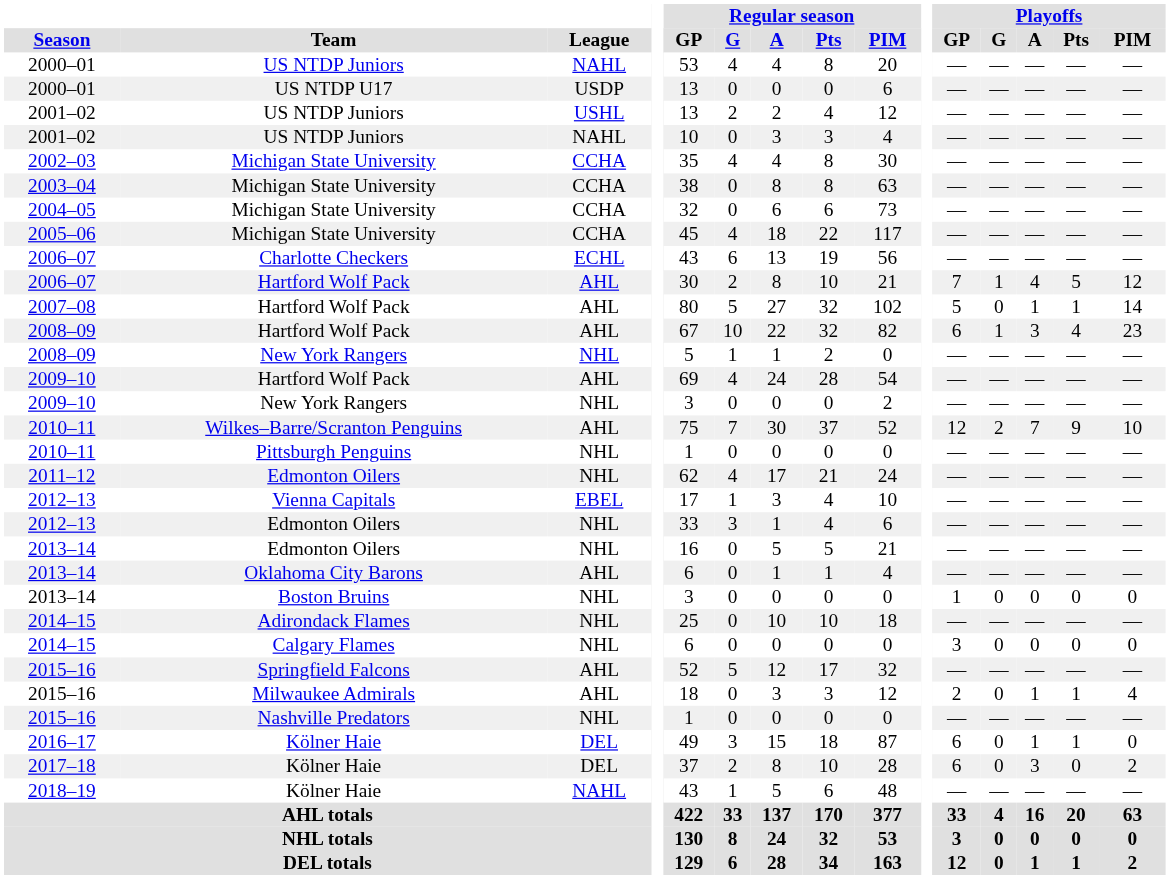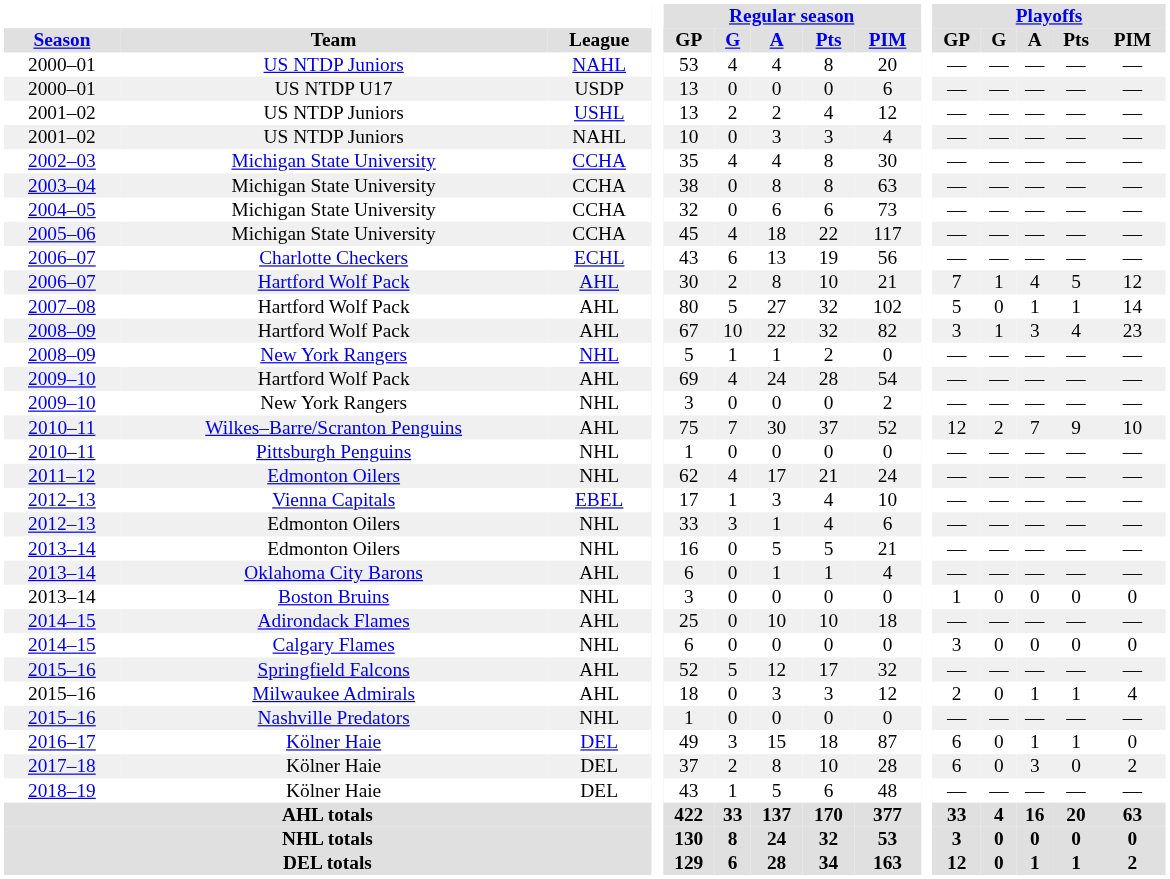(957, 330) 6 -> (957, 330) 3
(599, 620) NHL -> (599, 620) AHL
(599, 790) NAHL -> (599, 790) DEL
